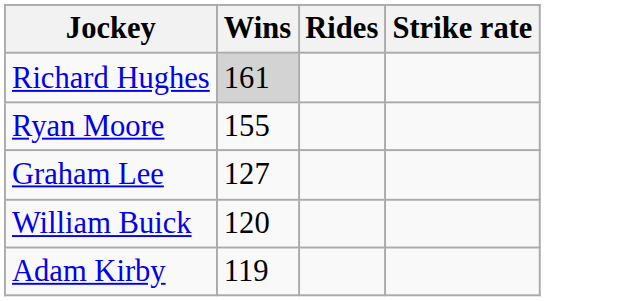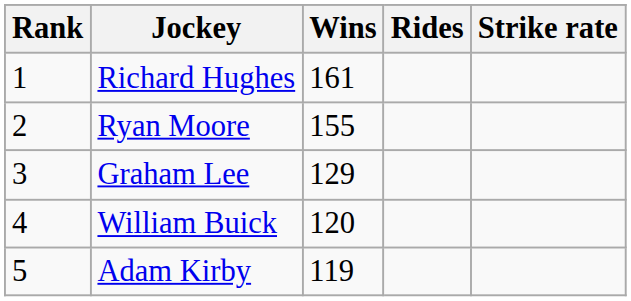+ column: (48, 28)
(247, 77) lightgrey background -> (332, 77) no background
(247, 174) 127 -> (332, 174) 129
